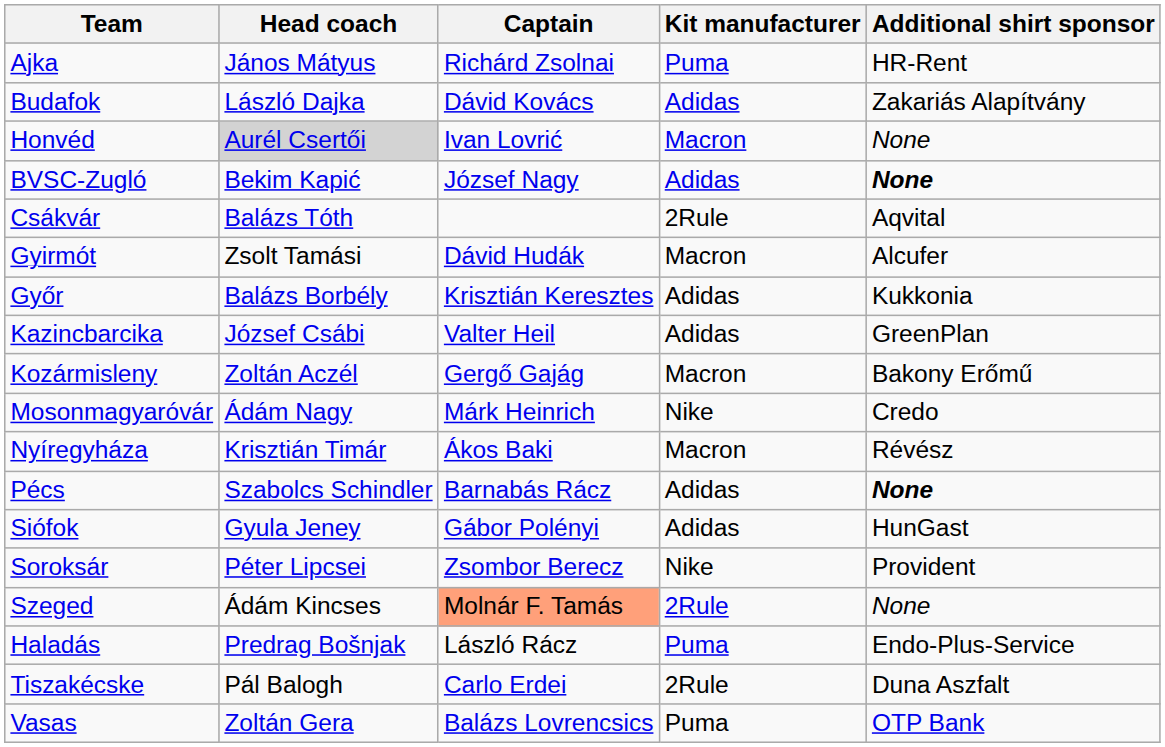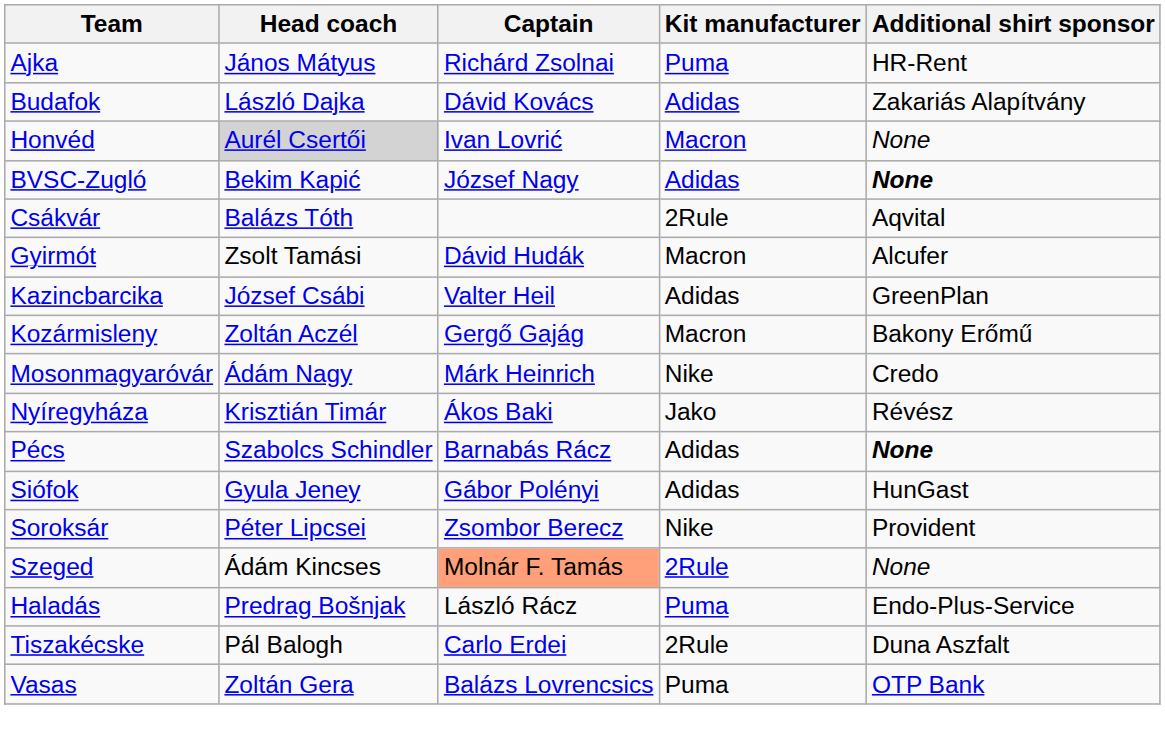- row: (37, 295)
(706, 450) Macron -> (691, 412) Jako
